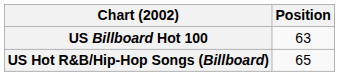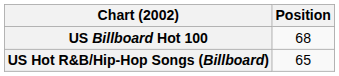(303, 37) 63 -> (303, 37) 68
